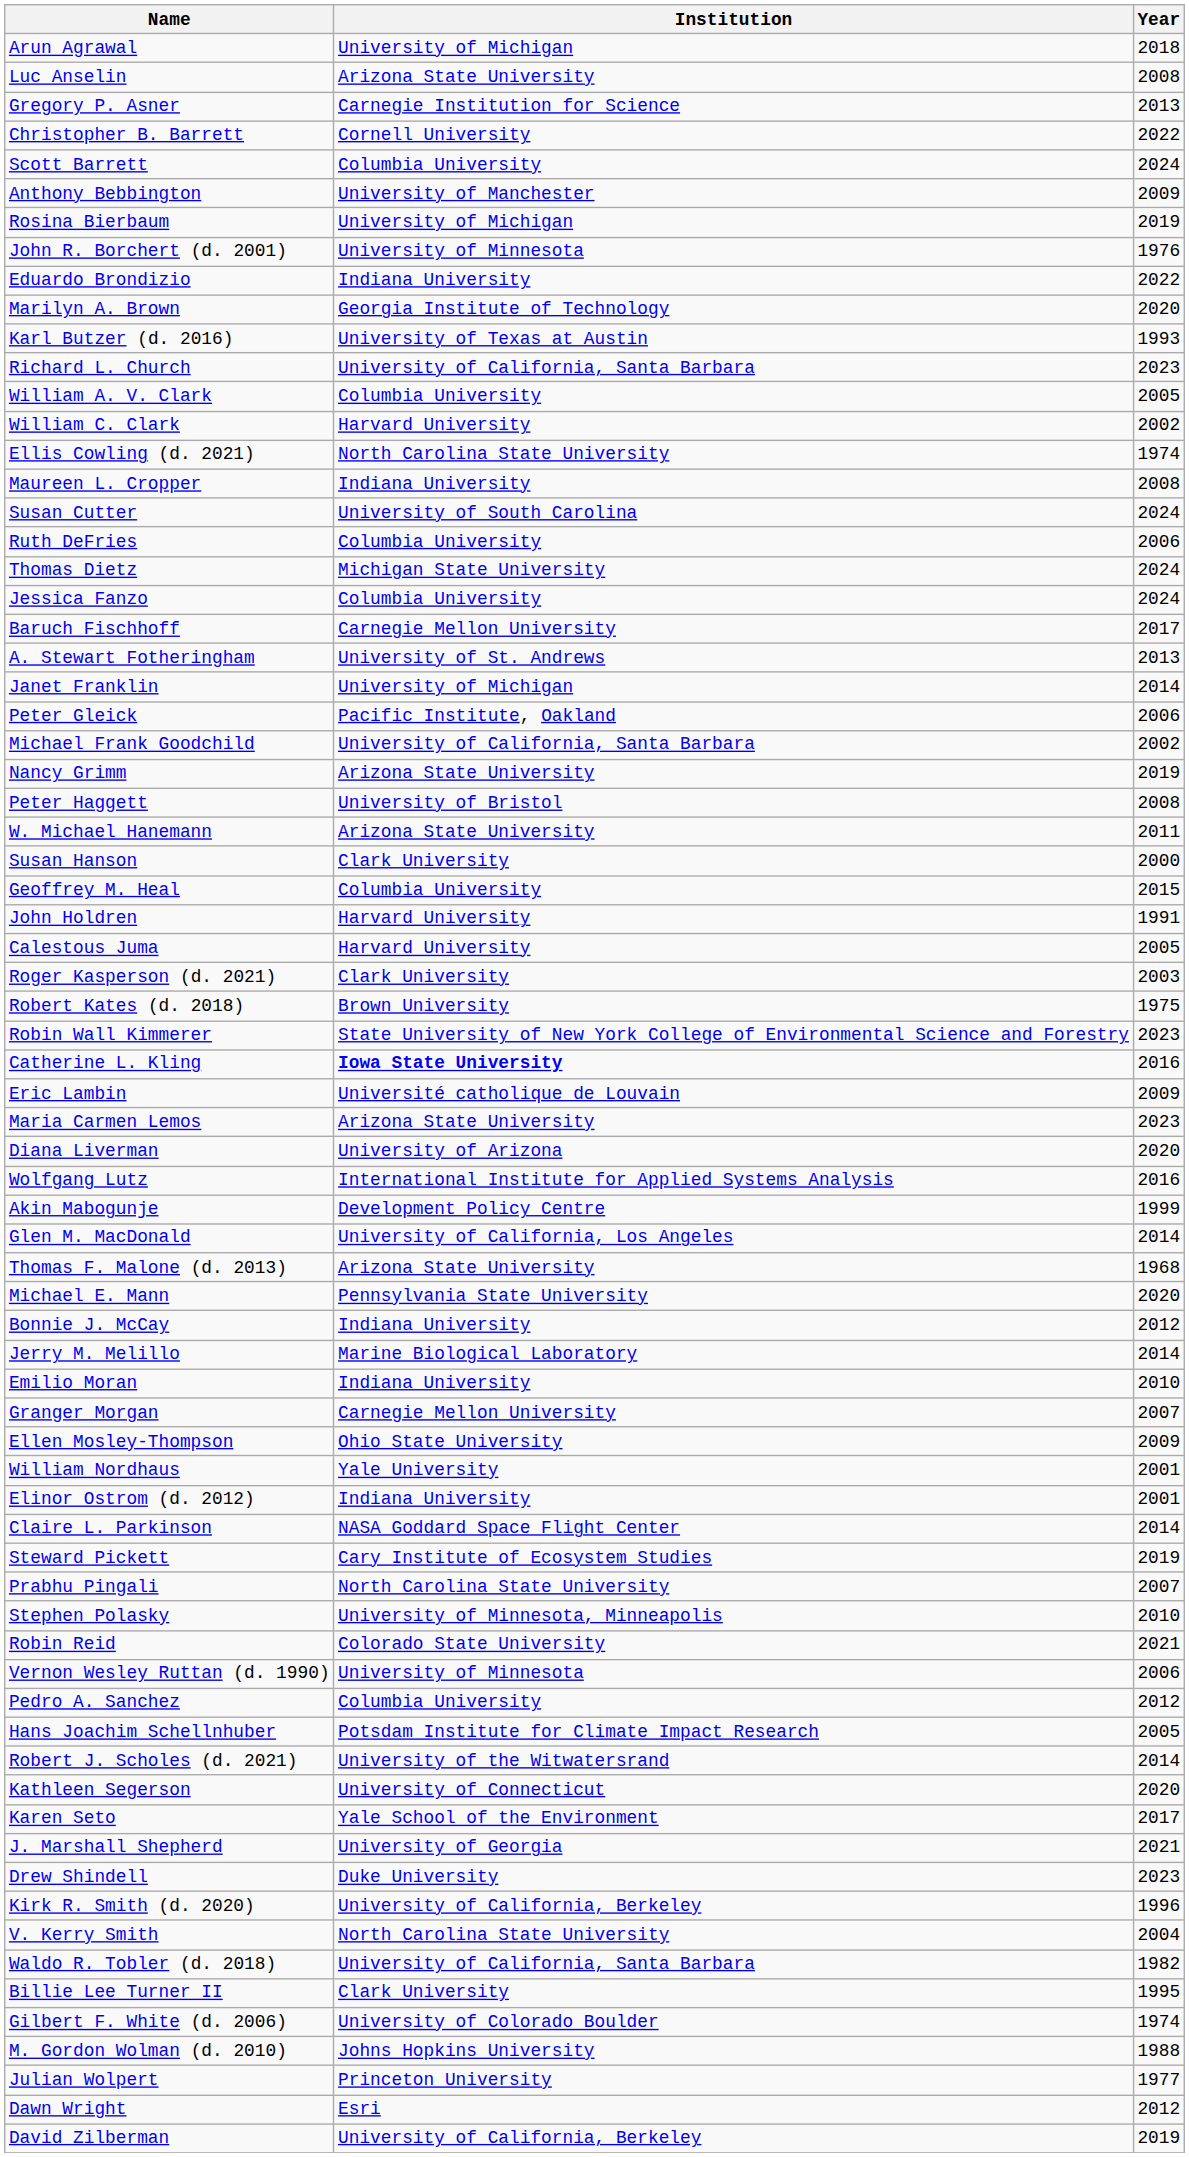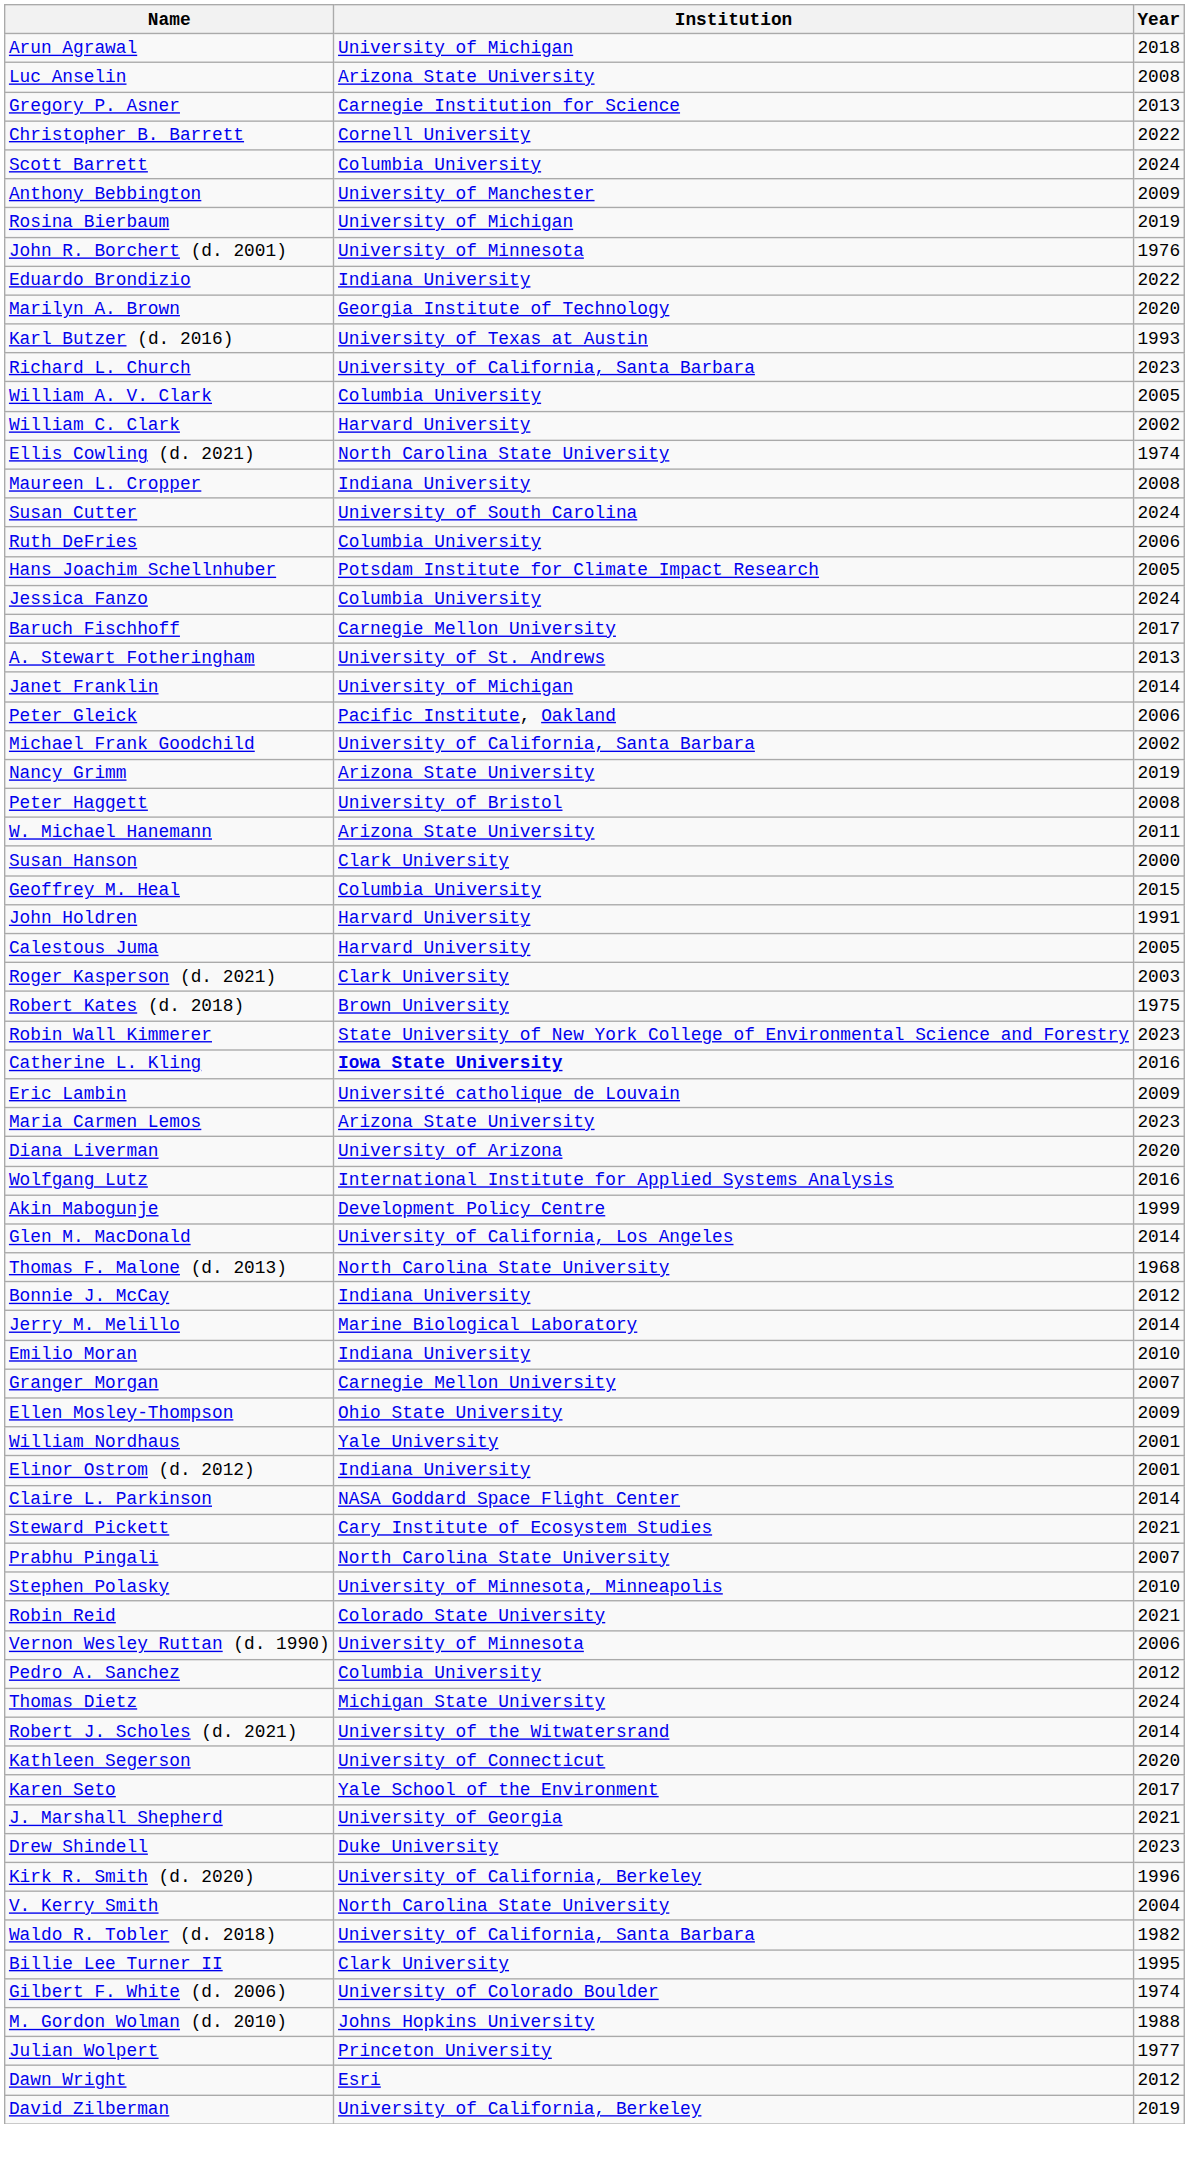rows swapped: (73, 571) <-> (143, 1732)
(466, 1267) Arizona State University -> (504, 1267) North Carolina State University
- row: (89, 1296)
(1159, 1558) 2019 -> (1159, 1529) 2021
